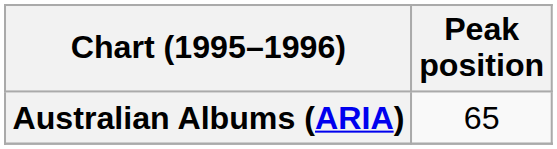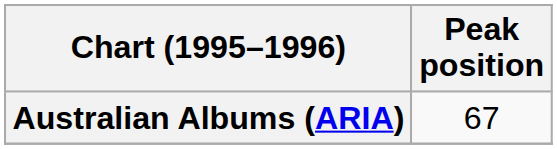(482, 117) 65 -> (482, 117) 67
